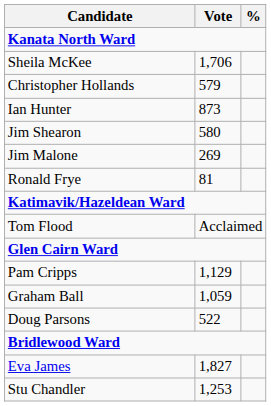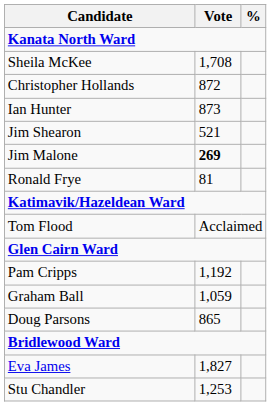(215, 62) 1,706 -> (215, 62) 1,708
(210, 86) 579 -> (210, 86) 872
(210, 132) 580 -> (210, 132) 521
(210, 156) normal -> (210, 156) bold
(215, 272) 1,129 -> (215, 272) 1,192
(210, 319) 522 -> (210, 319) 865
